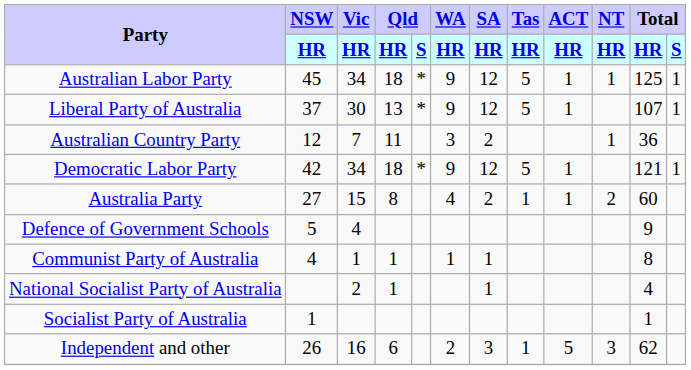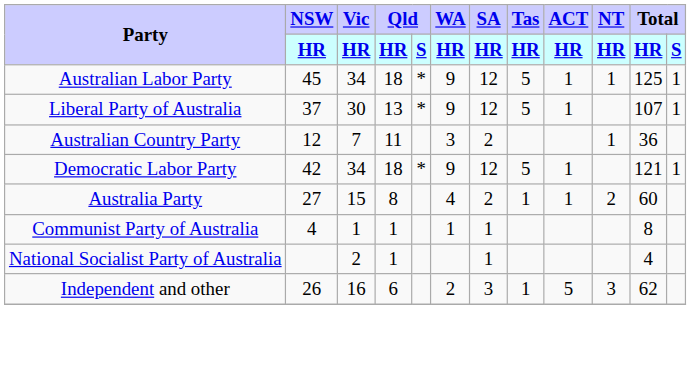- row: (145, 229)
- row: (145, 318)
